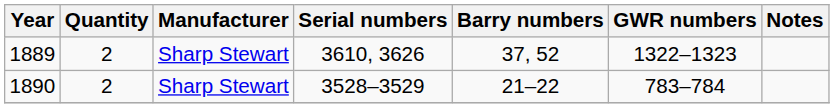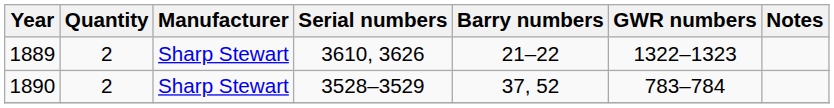(530, 53) 37, 52 -> (530, 53) 21–22
(530, 86) 21–22 -> (530, 86) 37, 52
